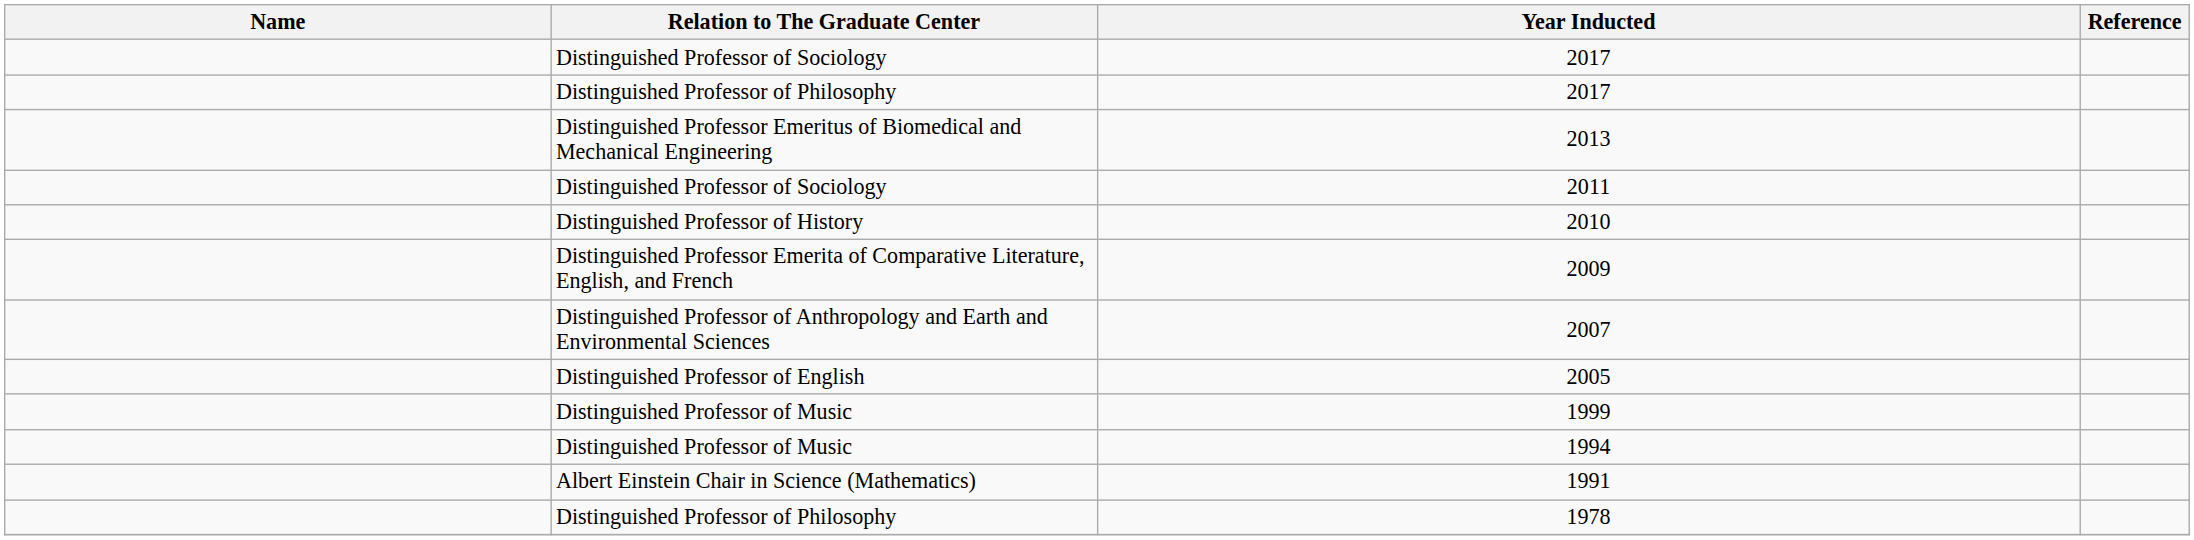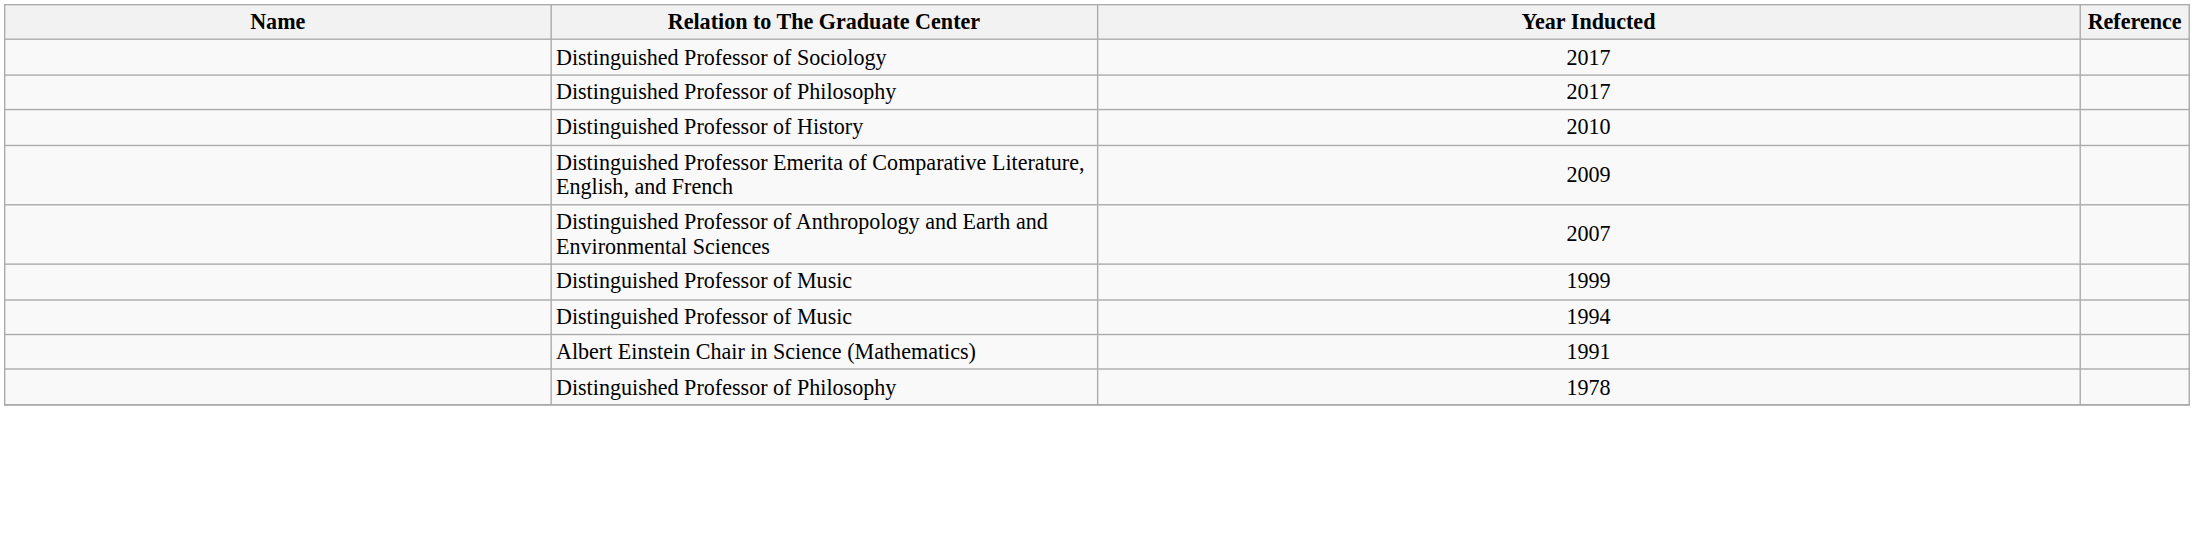- row: (789, 139)
- row: (721, 186)
- row: (710, 376)
